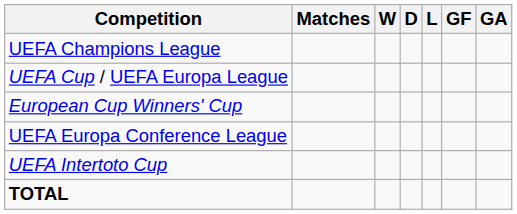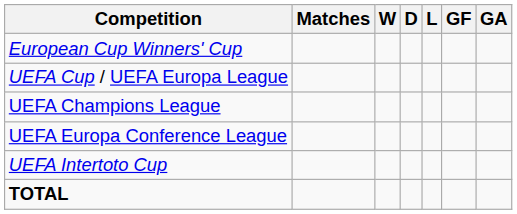rows swapped: (115, 48) <-> (126, 106)
